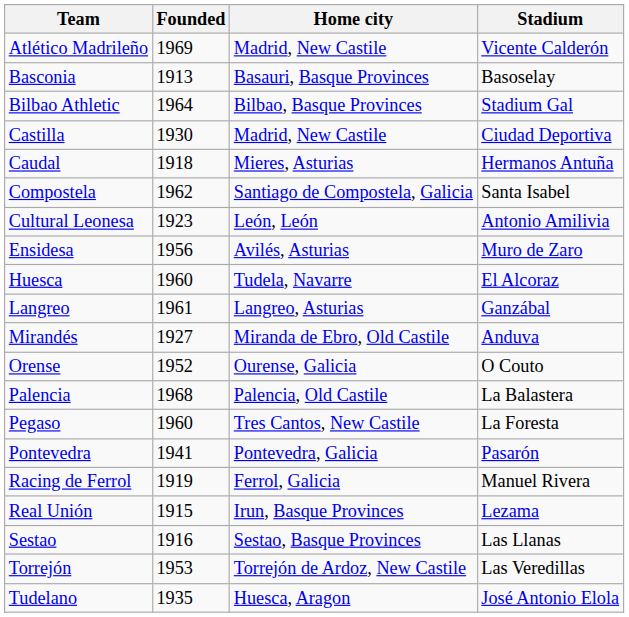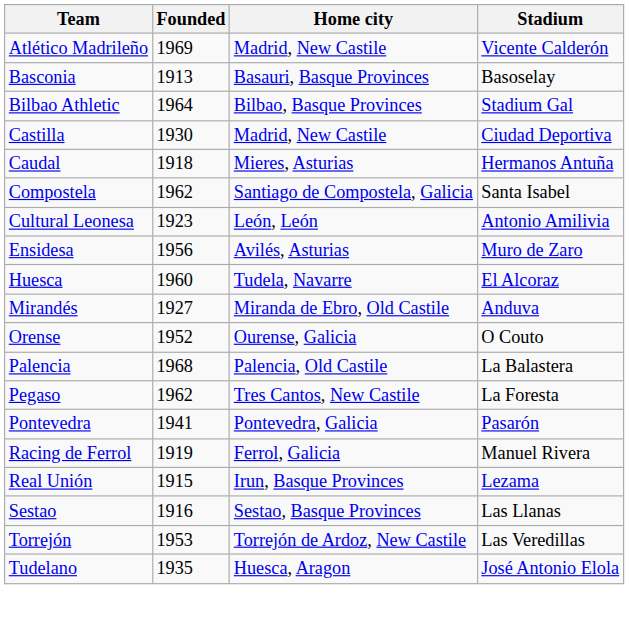- row: (39, 308)
(175, 423) 1960 -> (175, 395) 1962
